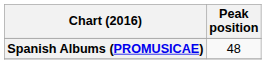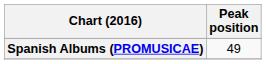(234, 48) 48 -> (234, 48) 49
